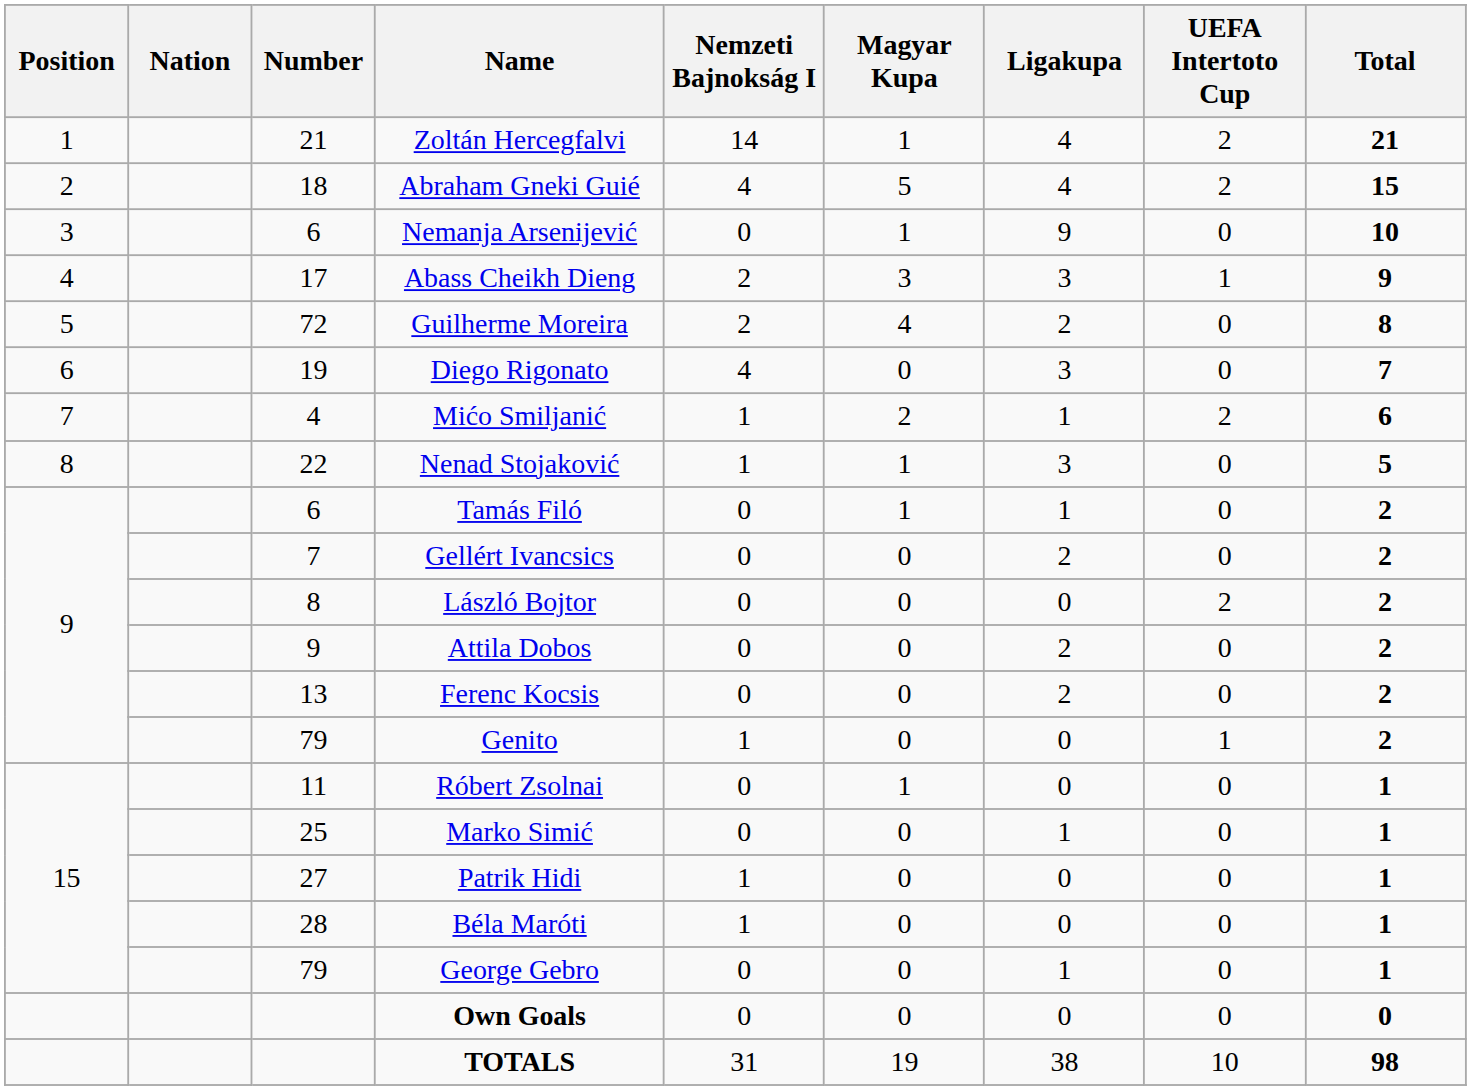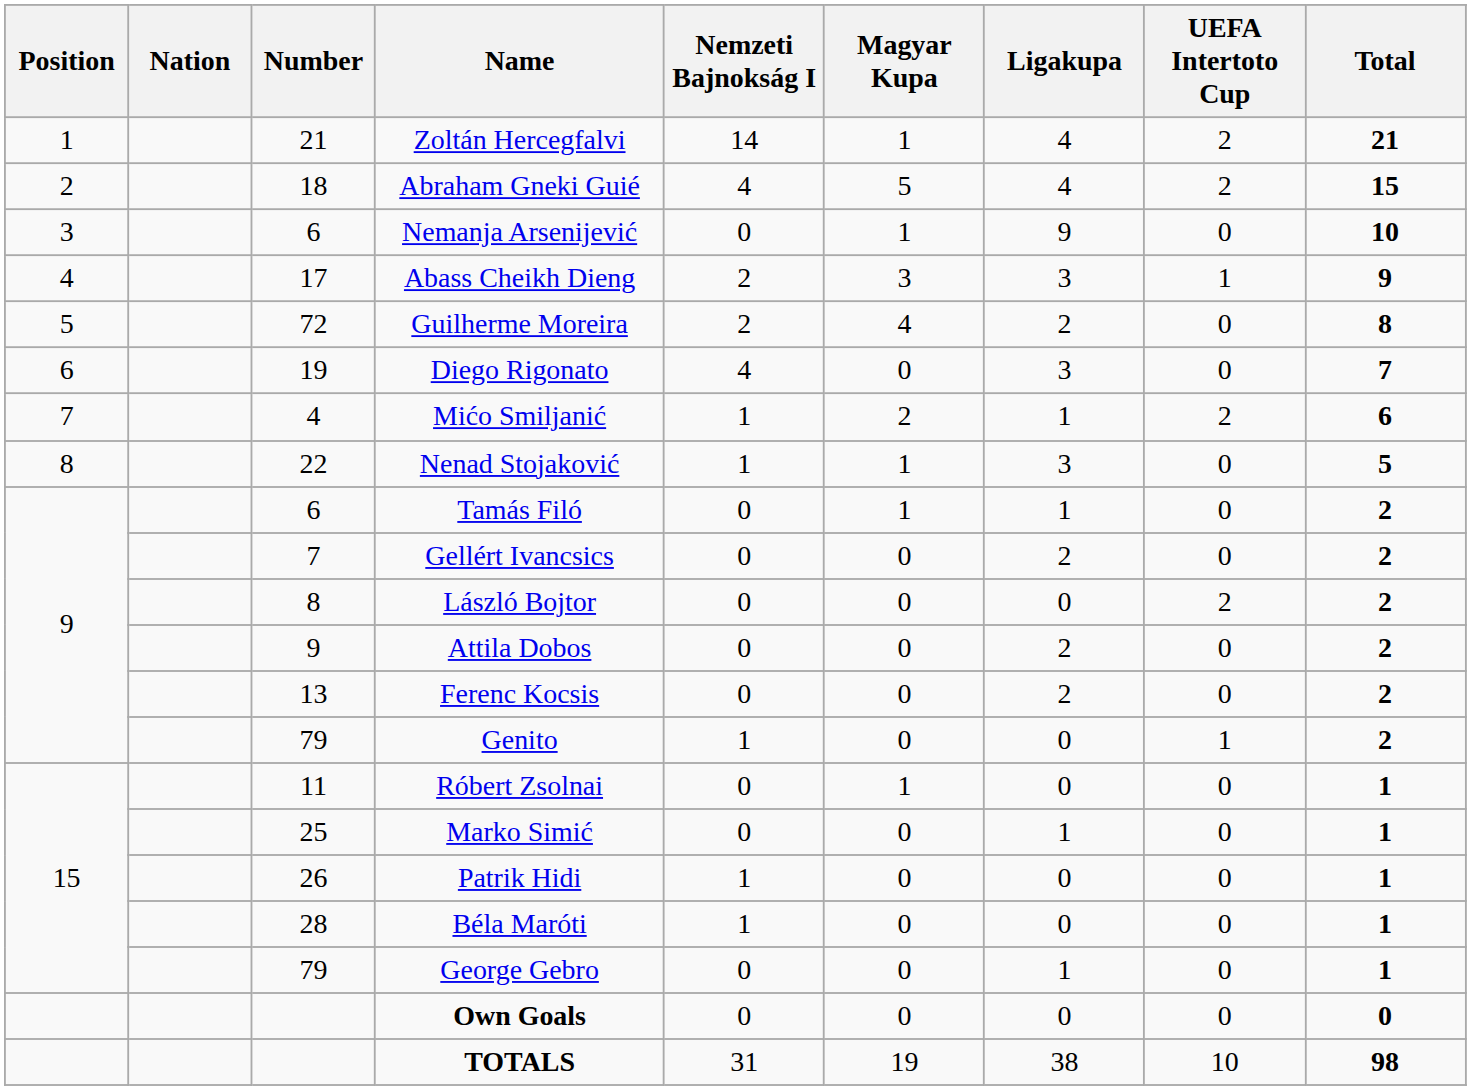(313, 877) 27 -> (313, 877) 26
